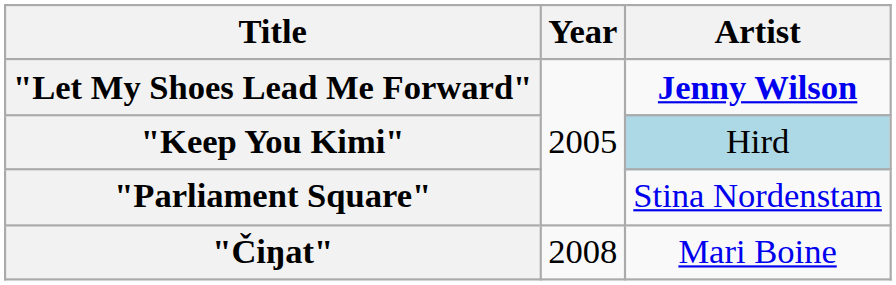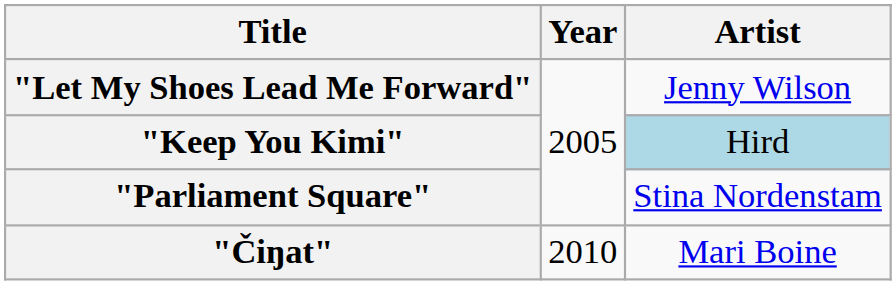(758, 86) bold -> (758, 86) normal
(583, 251) 2008 -> (583, 251) 2010
